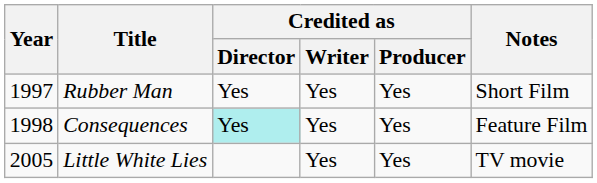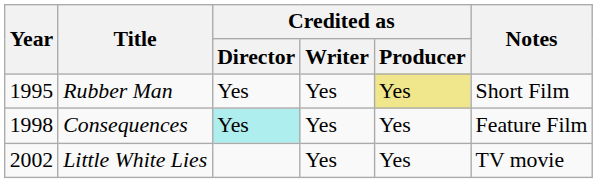(31, 90) 1997 -> (31, 90) 1995
(395, 90) no background -> (395, 90) khaki background
(31, 159) 2005 -> (31, 159) 2002
